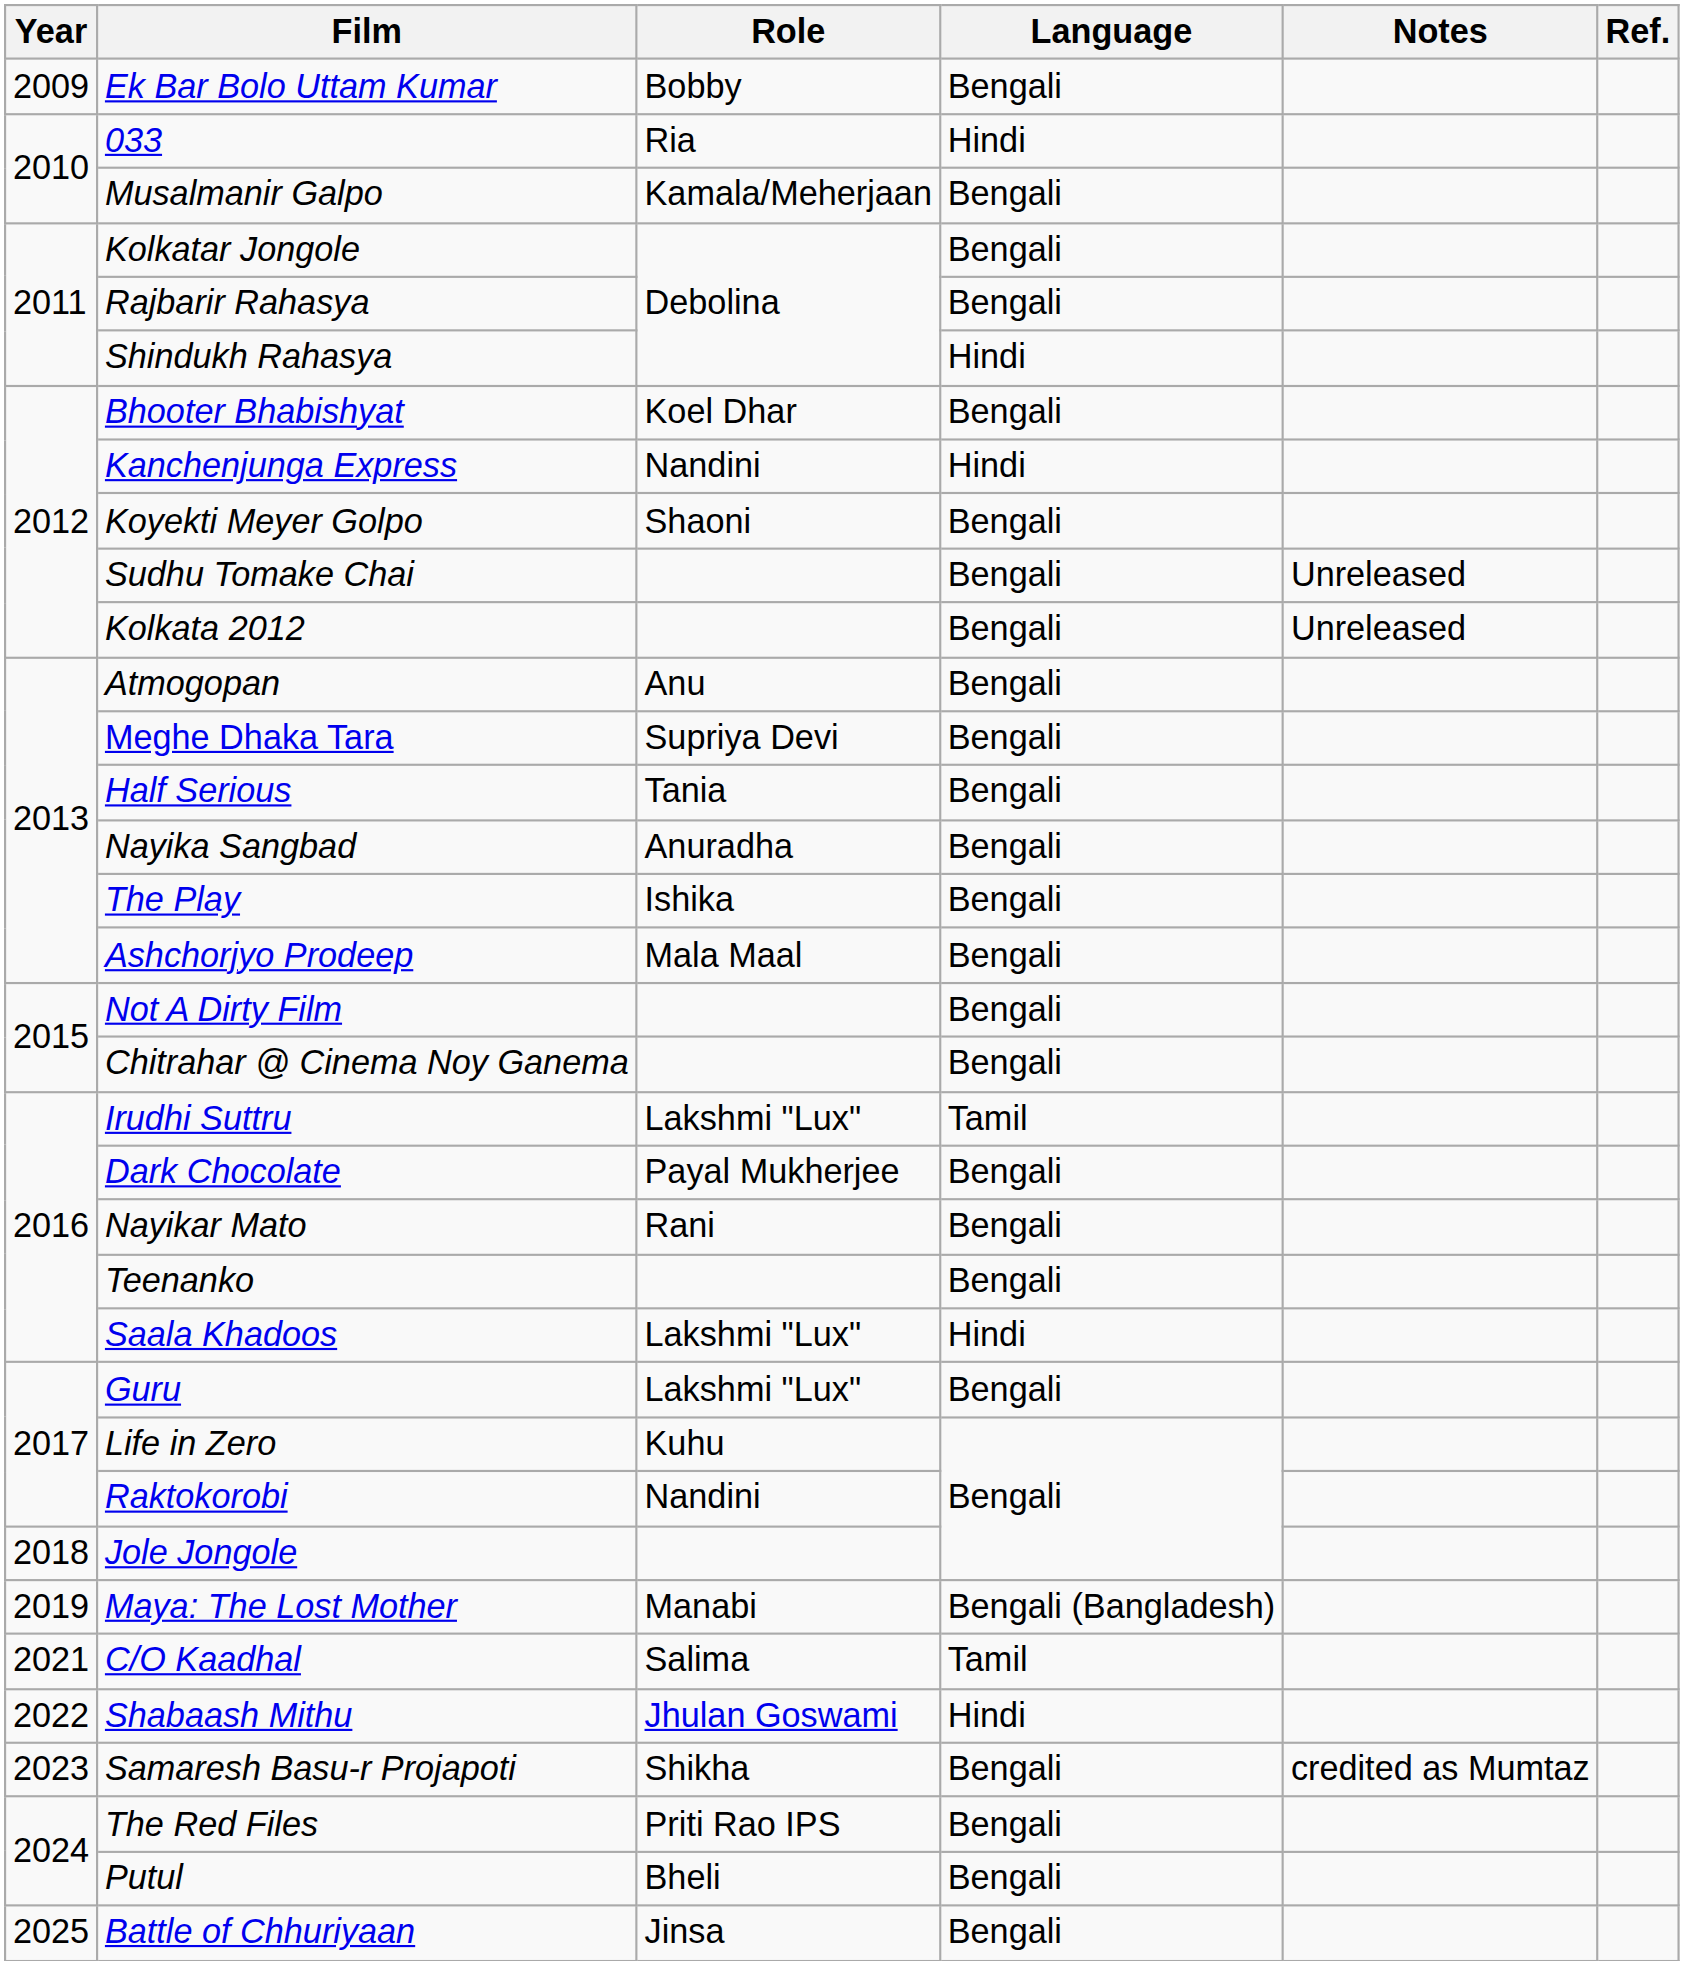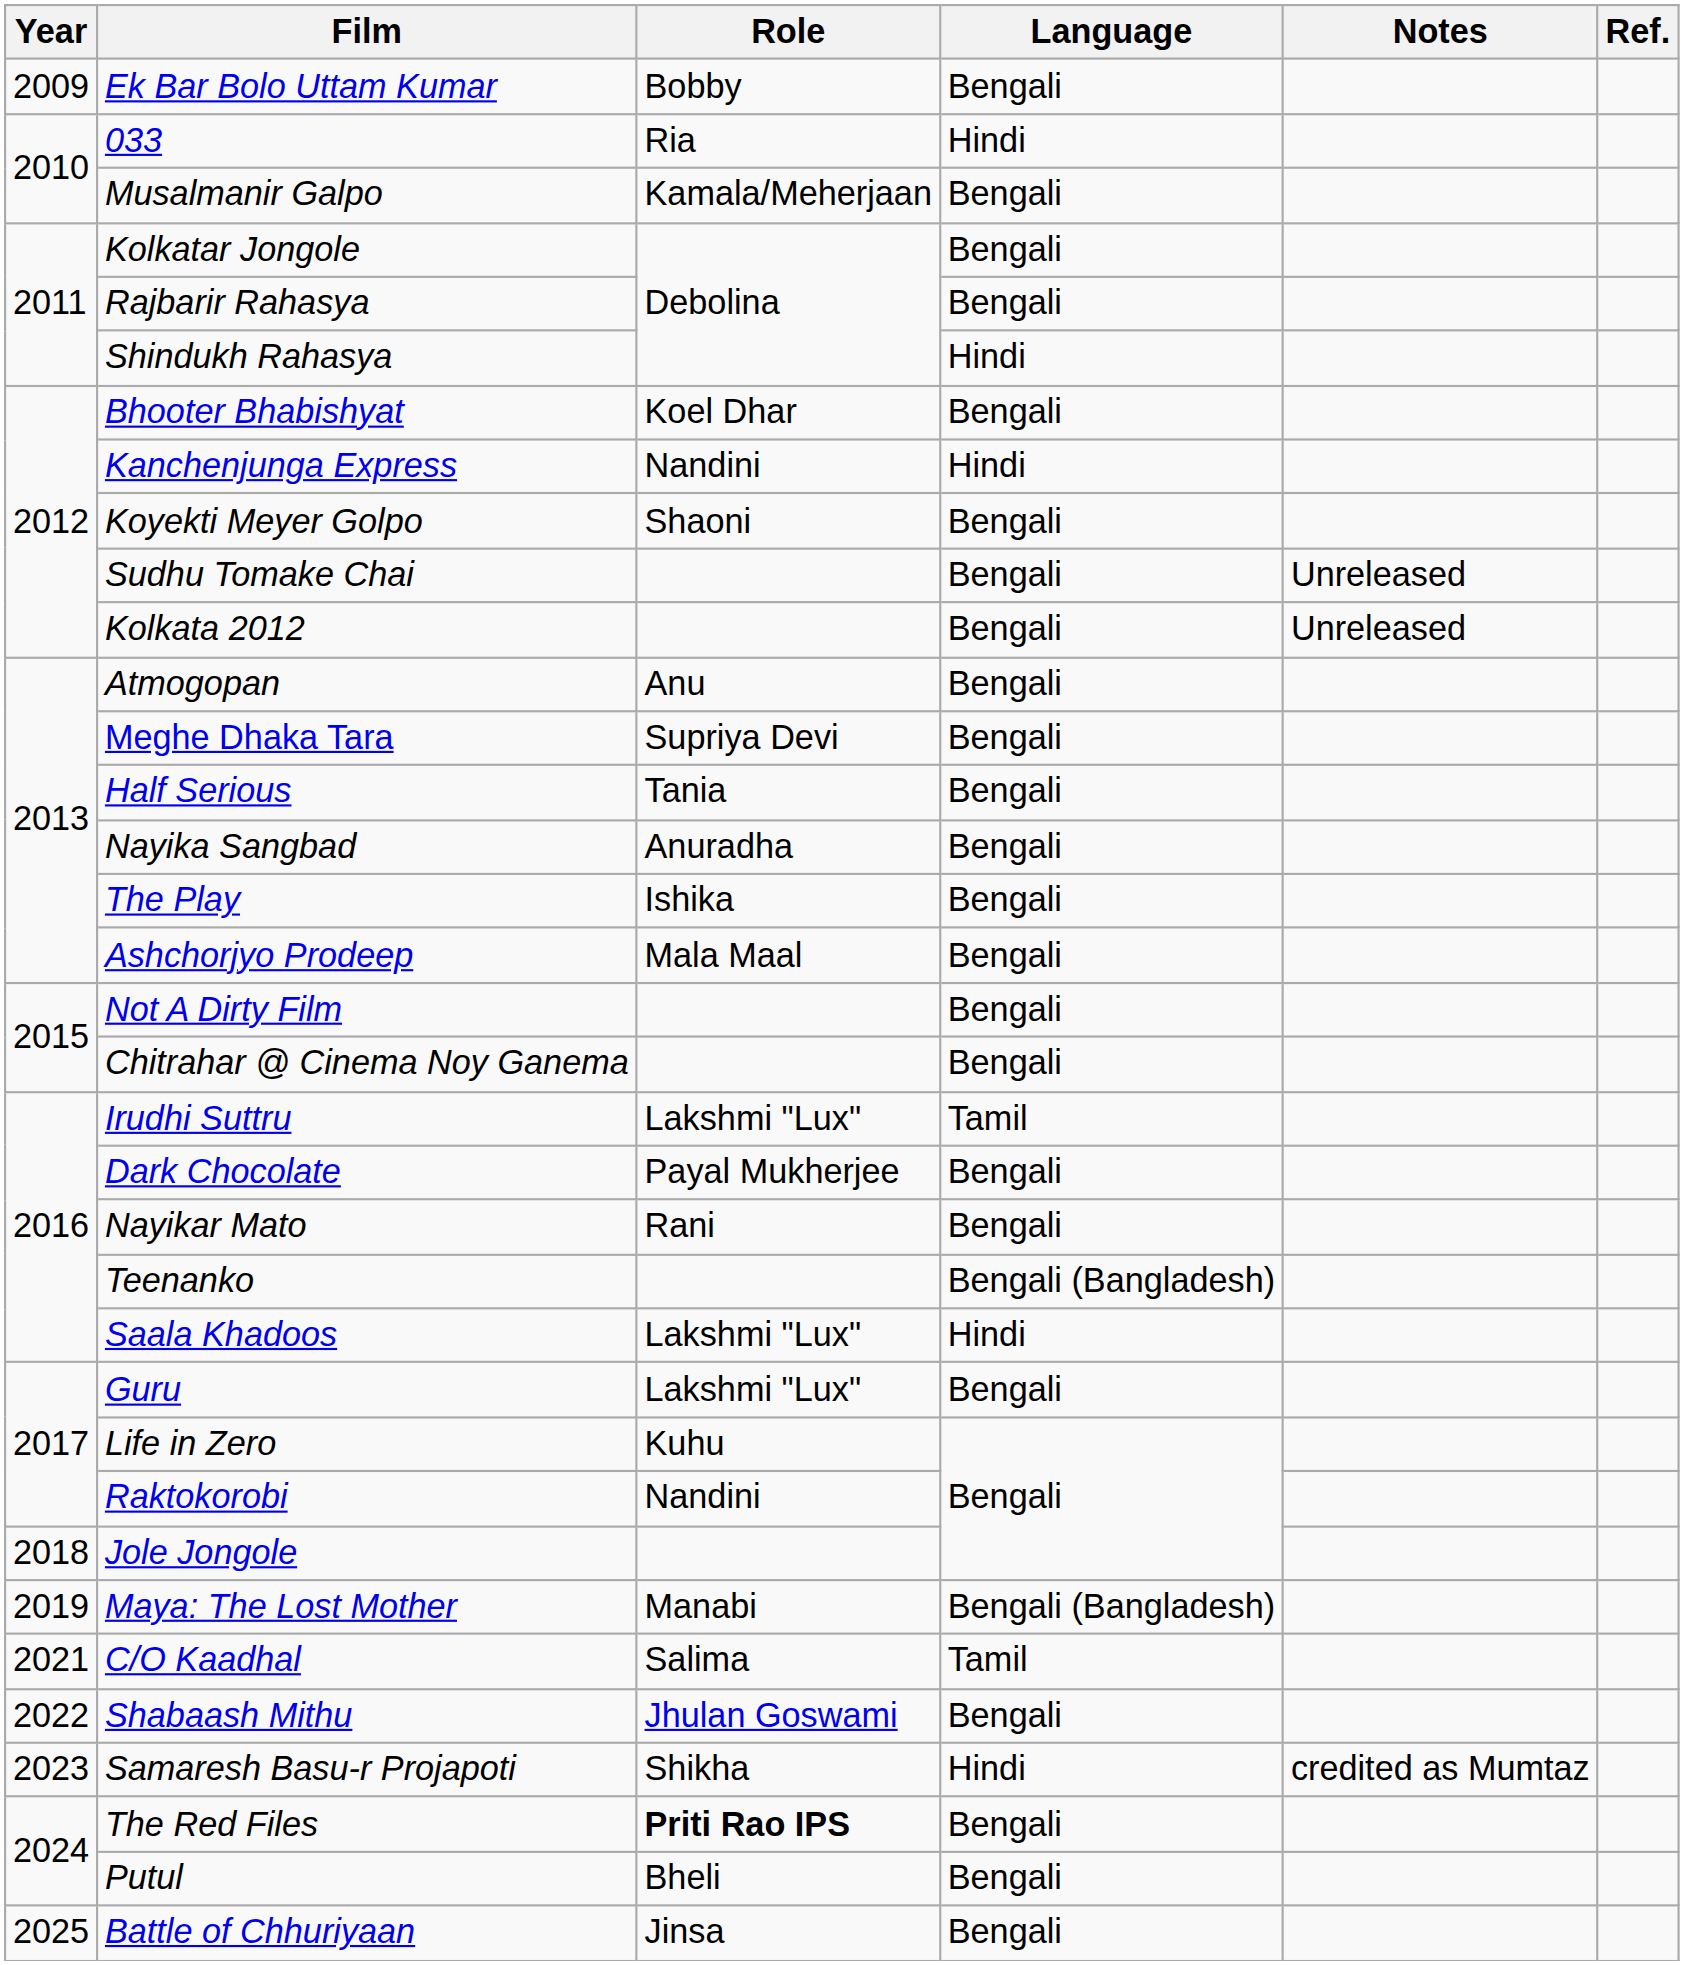(1005, 1280) Bengali -> (1111, 1280) Bengali (Bangladesh)
(987, 1715) Hindi -> (1005, 1715) Bengali
(1005, 1769) Bengali -> (987, 1769) Hindi
(743, 1823) normal -> (747, 1823) bold
